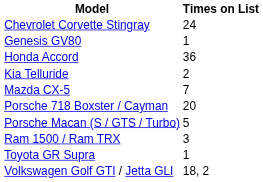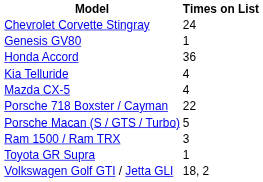(186, 74) 2 -> (186, 74) 4
(186, 90) 7 -> (186, 90) 4
(189, 106) 20 -> (189, 106) 22
